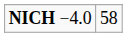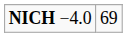(109, 18) 58 -> (109, 18) 69
